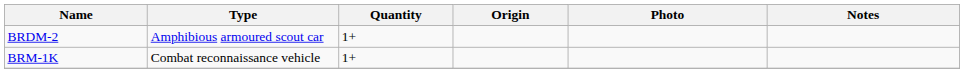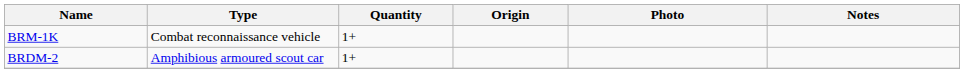rows swapped: (33, 57) <-> (33, 36)
